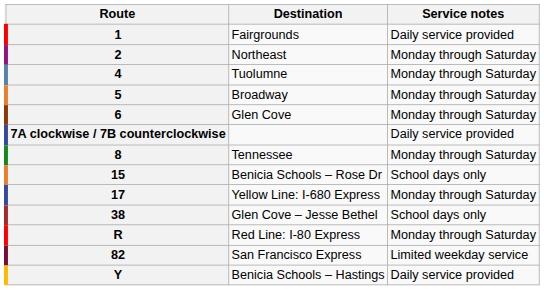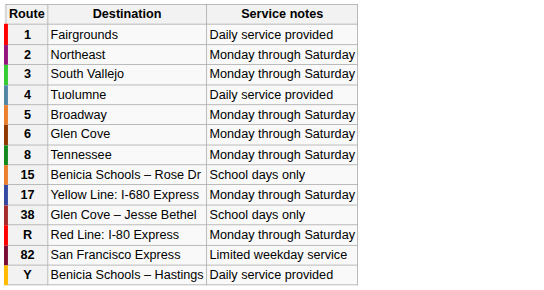+ row: (28, 74)
(463, 74) Monday through Saturday -> (271, 94) Daily service provided
- row: (118, 134)
